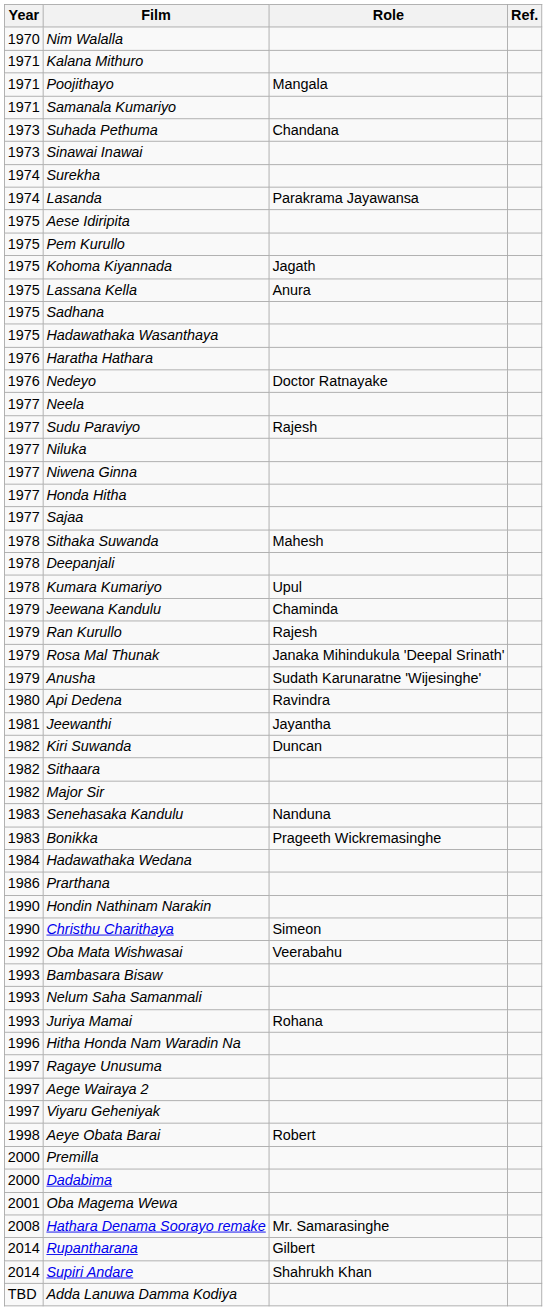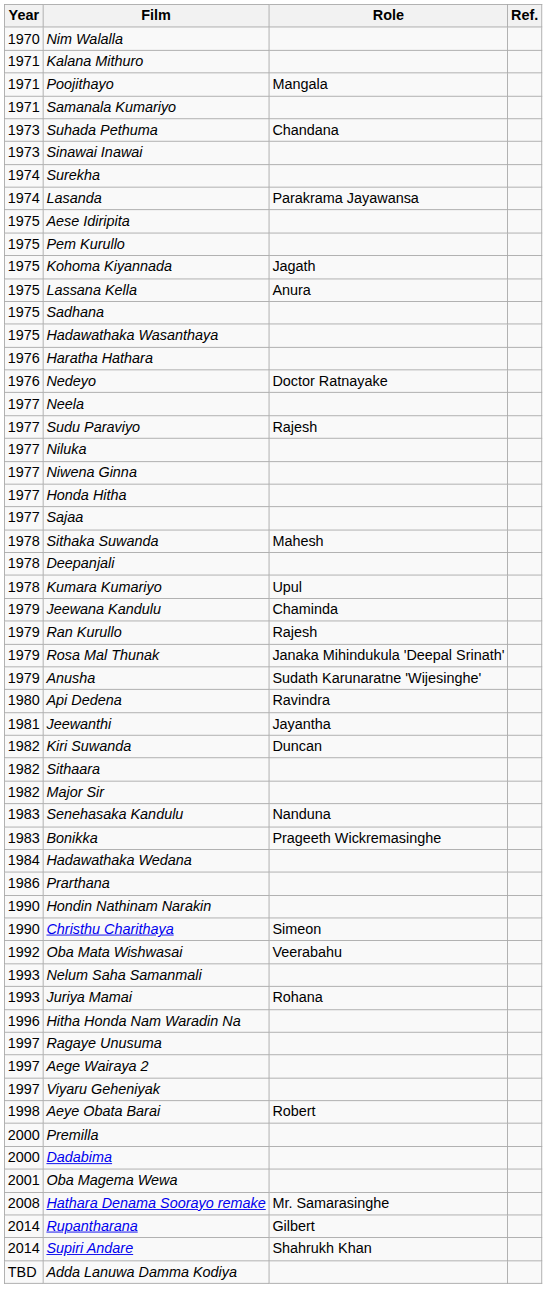- row: (104, 975)
